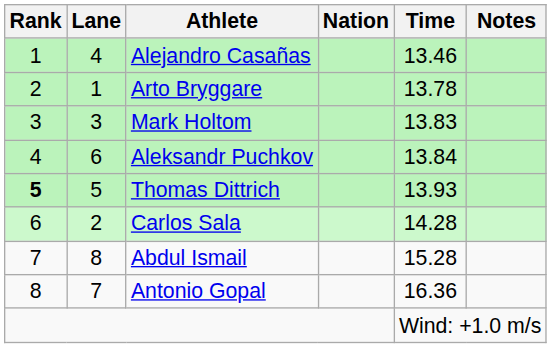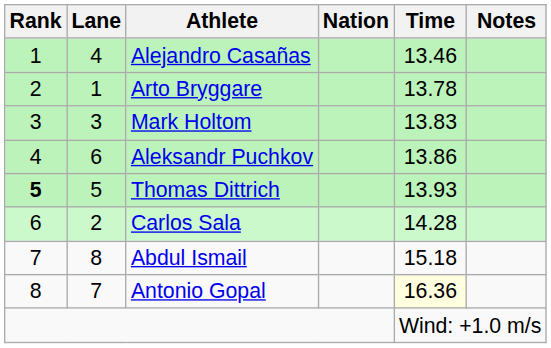(430, 156) 13.84 -> (430, 156) 13.86
(430, 257) 15.28 -> (430, 257) 15.18
(430, 291) no background -> (430, 291) lightyellow background
